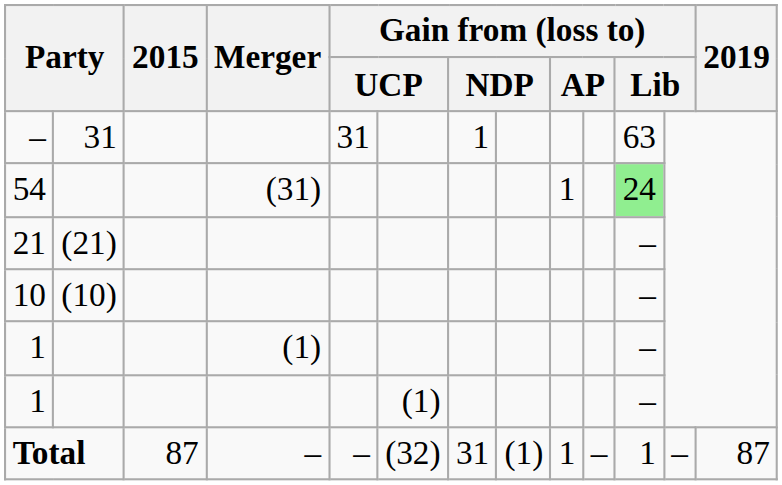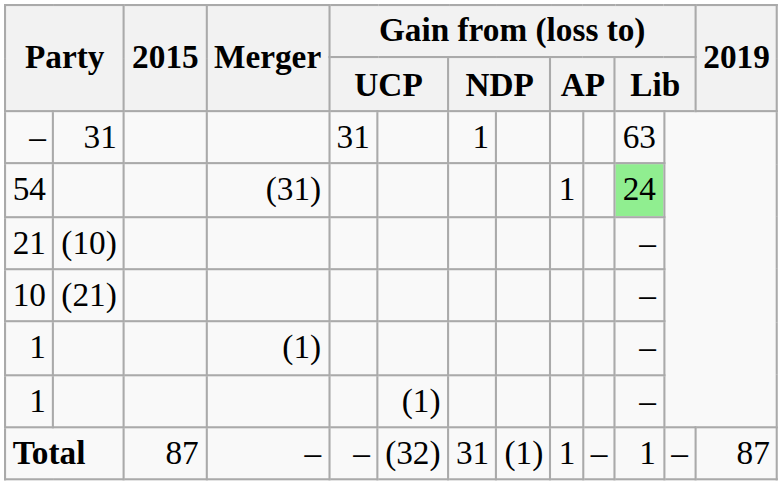(89, 242) (21) -> (89, 242) (10)
(89, 294) (10) -> (89, 294) (21)
